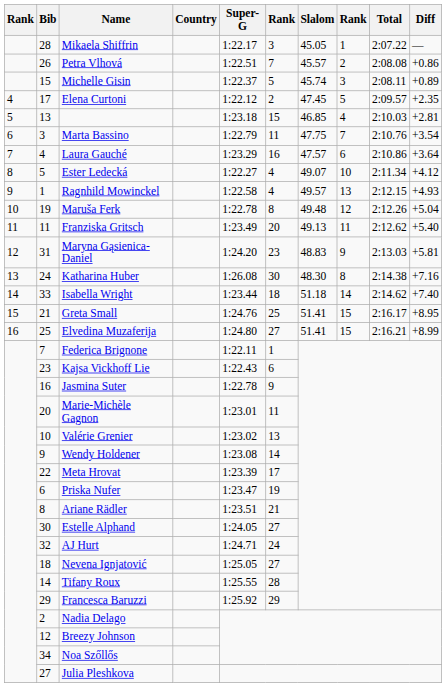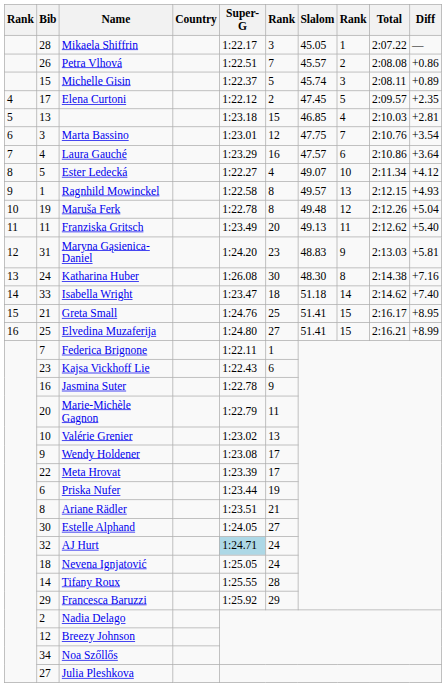(240, 136) 1:22.79 -> (240, 136) 1:23.01
(274, 136) 11 -> (274, 136) 12
(271, 191) 4 -> (271, 191) 8
(240, 295) 1:23.44 -> (240, 295) 1:23.47
(240, 411) 1:23.01 -> (240, 411) 1:22.79
(274, 454) 14 -> (274, 454) 17
(240, 490) 1:23.47 -> (240, 490) 1:23.44
(240, 545) no background -> (240, 545) lightblue background
(274, 564) 27 -> (274, 564) 24
